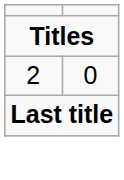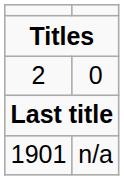+ row: (39, 154)
